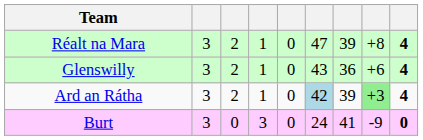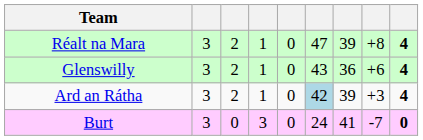(376, 95) lightgreen background -> (376, 95) no background
(376, 122) -9 -> (376, 122) -7
